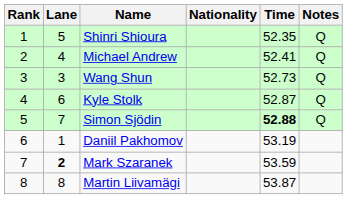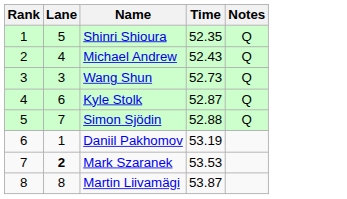- column: (223, 15)
(280, 57) 52.41 -> (206, 57) 52.43
(280, 120) bold -> (206, 120) normal
(280, 162) 53.59 -> (206, 162) 53.53
